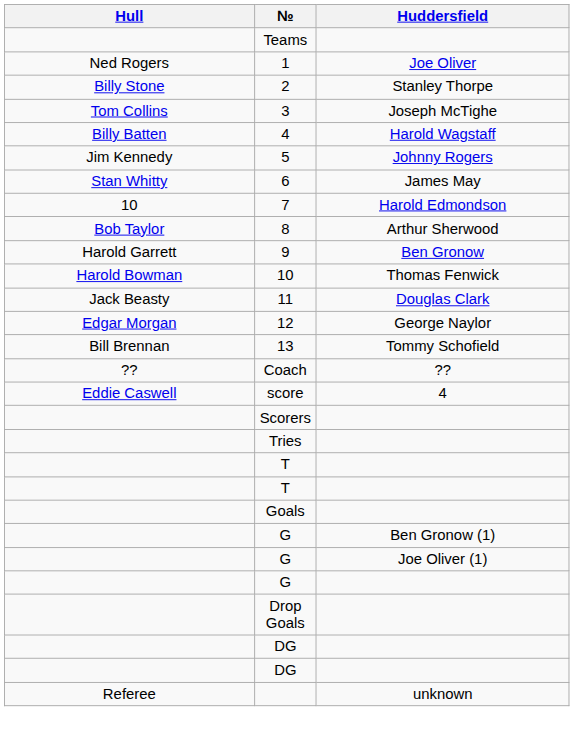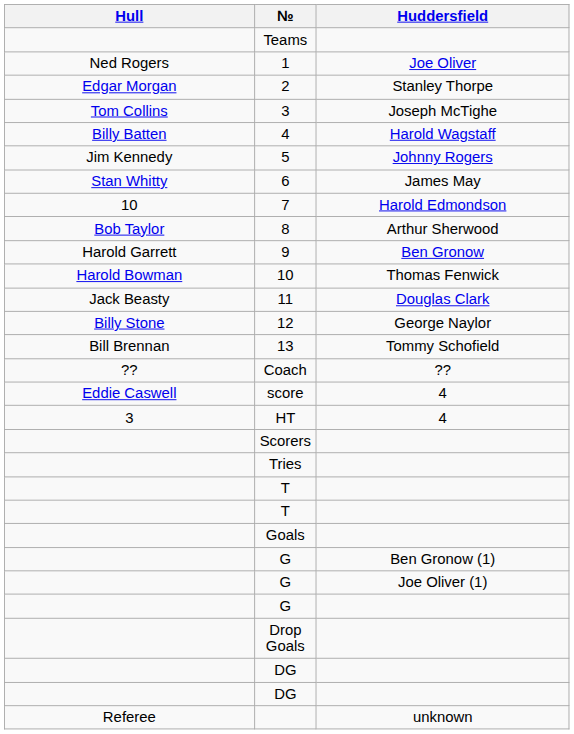(129, 87) Billy Stone -> (129, 87) Edgar Morgan
(129, 323) Edgar Morgan -> (129, 323) Billy Stone
+ row: (285, 417)
